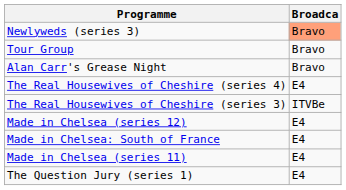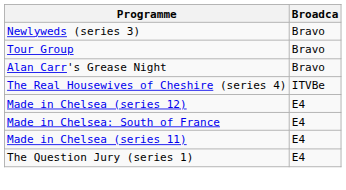(308, 31) lightsalmon background -> (308, 31) no background
(298, 85) E4 -> (308, 85) ITVBe
- row: (147, 103)
